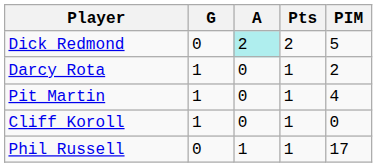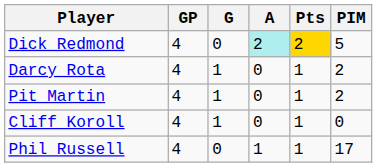+ column: (188, 18)
(289, 44) no background -> (299, 44) gold background
(334, 97) 4 -> (339, 97) 2
